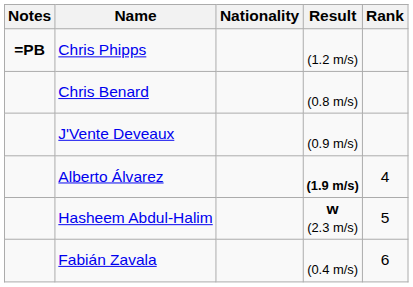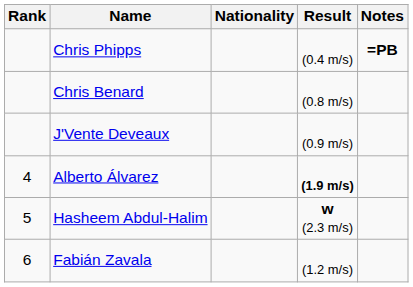columns swapped: (385, 16) <-> (30, 16)
(333, 59) (1.2 m/s) -> (327, 59) (0.4 m/s)
(333, 270) (0.4 m/s) -> (327, 270) (1.2 m/s)
